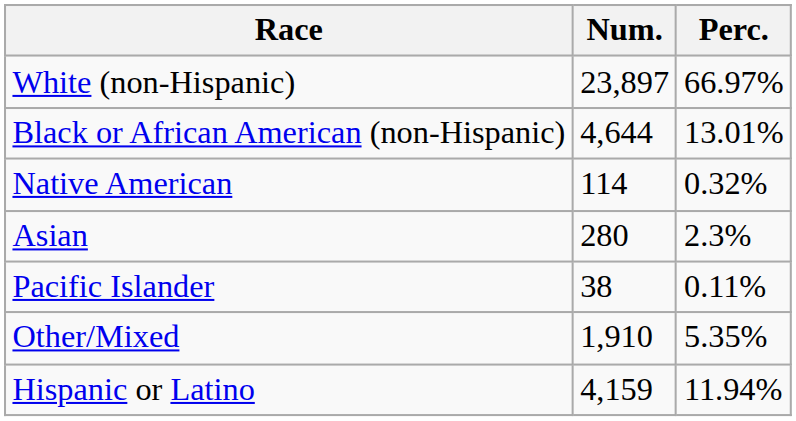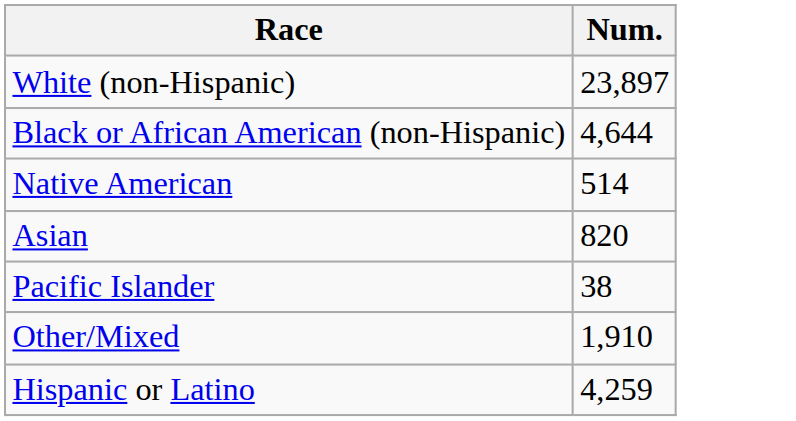- column: (734, 30)
(604, 183) 114 -> (604, 183) 514
(604, 235) 280 -> (604, 235) 820
(617, 388) 4,159 -> (617, 388) 4,259
